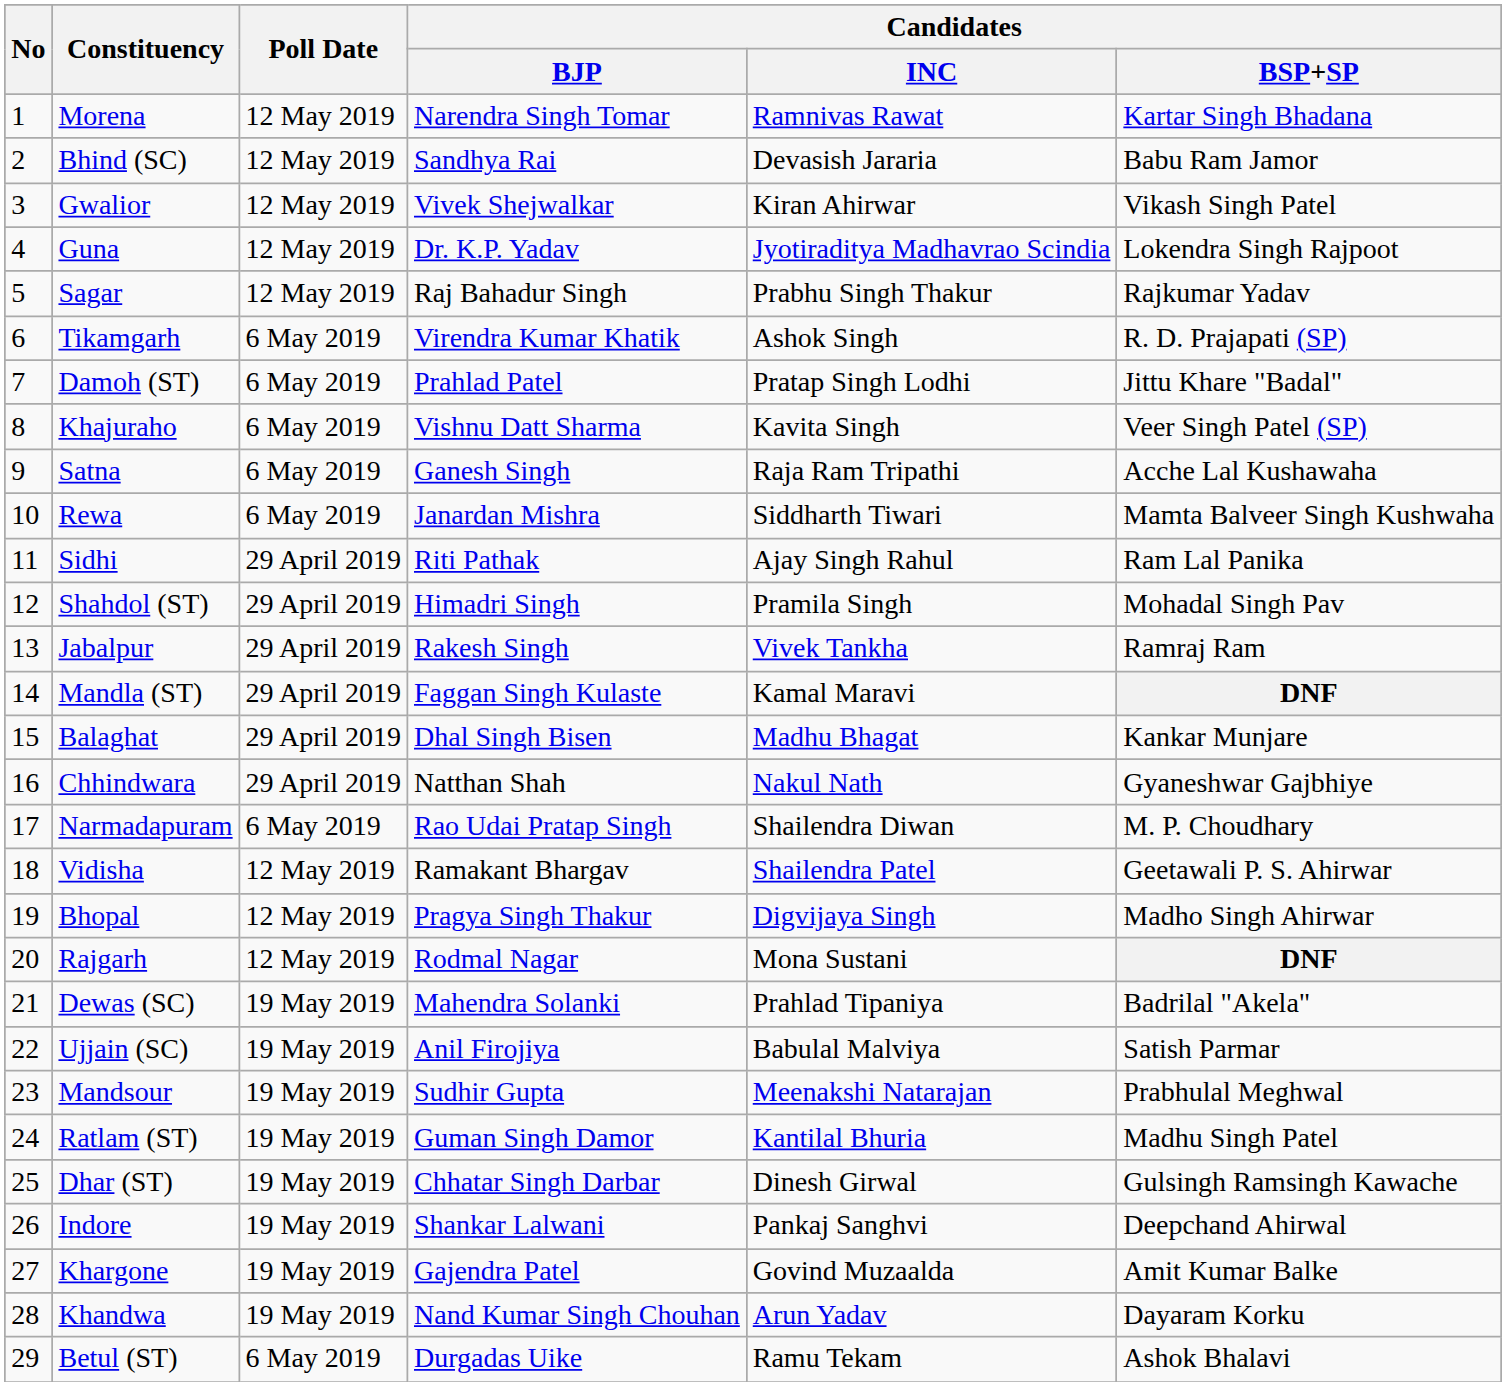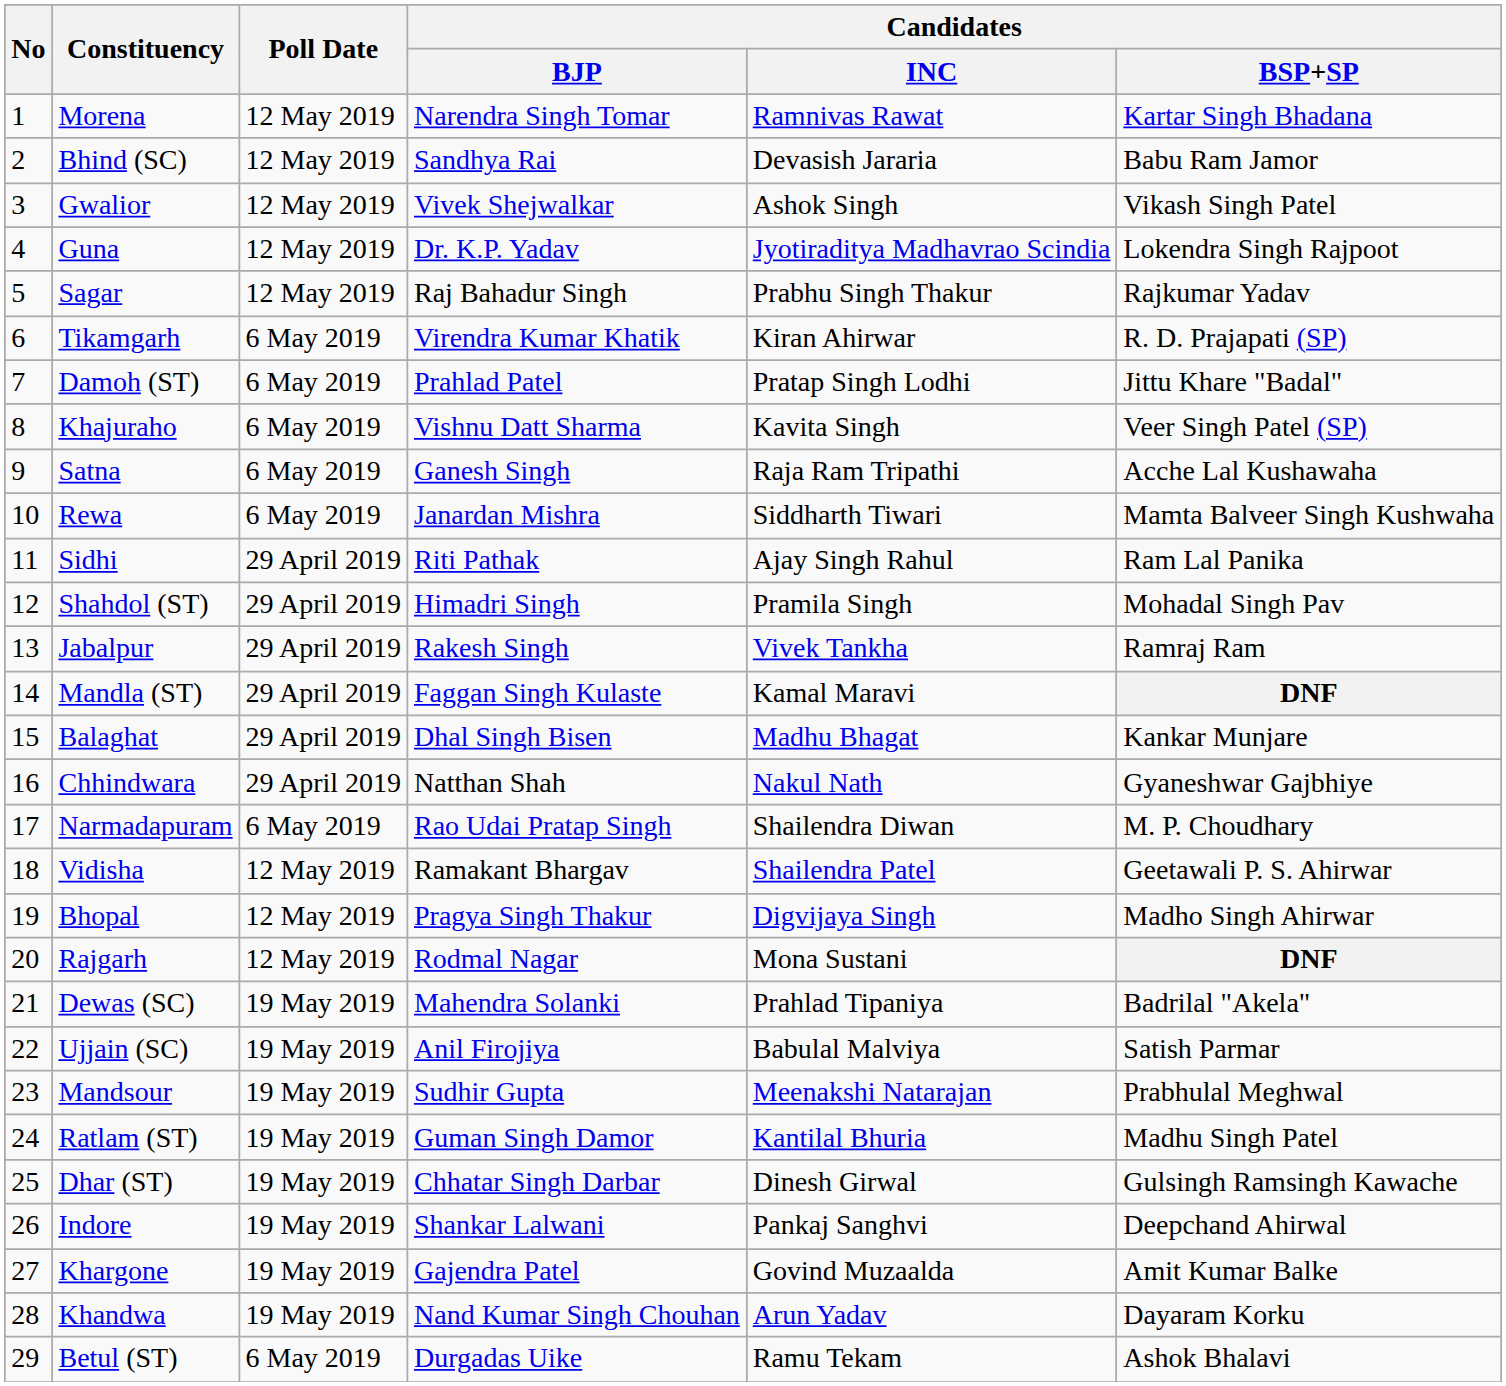(834, 204) Kiran Ahirwar -> (825, 204) Ashok Singh
(825, 337) Ashok Singh -> (834, 337) Kiran Ahirwar
